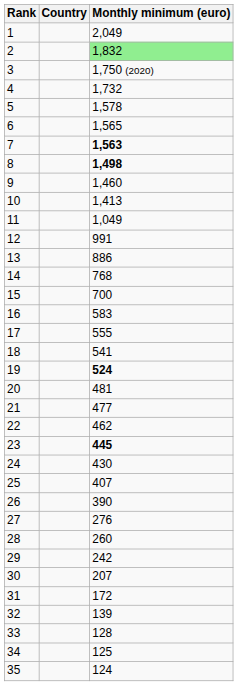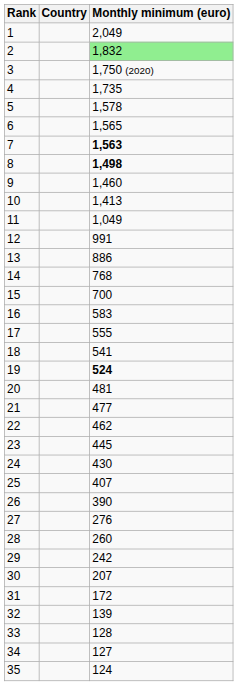(107, 88) 1,732 -> (107, 88) 1,735
(102, 445) bold -> (102, 445) normal
(102, 652) 125 -> (102, 652) 127
